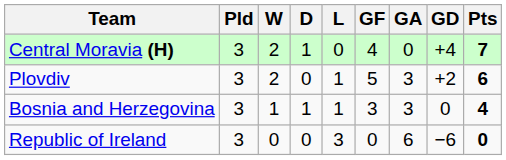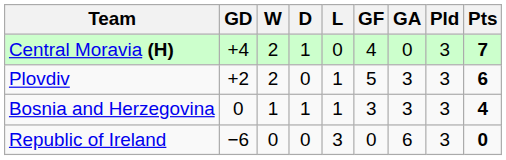columns swapped: (239, 19) <-> (445, 19)
